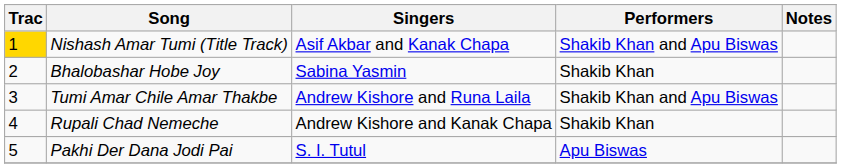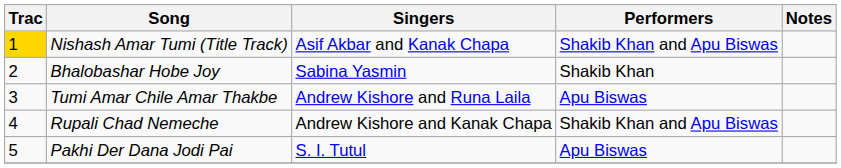(669, 97) Shakib Khan and Apu Biswas -> (603, 97) Apu Biswas
(607, 124) Shakib Khan -> (669, 124) Shakib Khan and Apu Biswas
